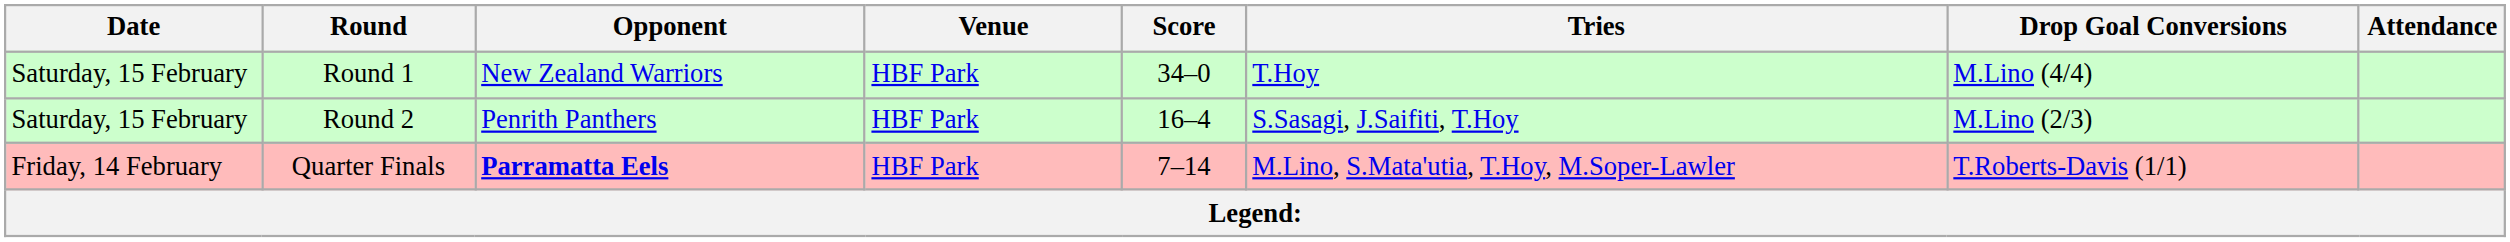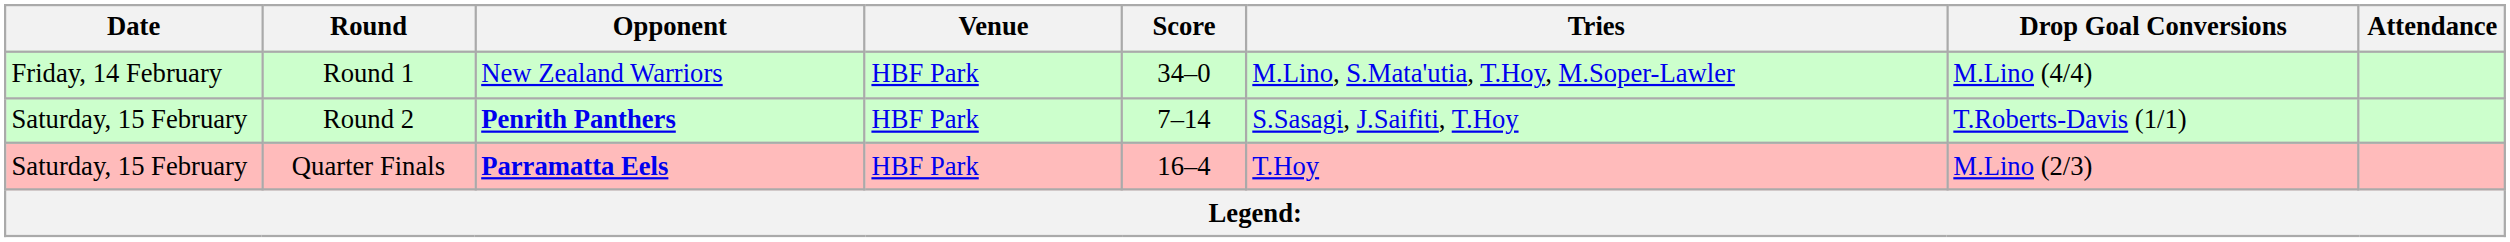(129, 73) Saturday, 15 February -> (117, 73) Friday, 14 February
(1286, 73) T.Hoy -> (1494, 73) M.Lino, S.Mata'utia, T.Hoy, M.Soper-Lawler
(569, 119) normal -> (578, 119) bold
(1184, 119) 16–4 -> (1184, 119) 7–14
(2023, 119) M.Lino (2/3) -> (2070, 119) T.Roberts-Davis (1/1)
(117, 165) Friday, 14 February -> (129, 165) Saturday, 15 February
(1184, 165) 7–14 -> (1184, 165) 16–4
(1494, 165) M.Lino, S.Mata'utia, T.Hoy, M.Soper-Lawler -> (1286, 165) T.Hoy
(2070, 165) T.Roberts-Davis (1/1) -> (2023, 165) M.Lino (2/3)
